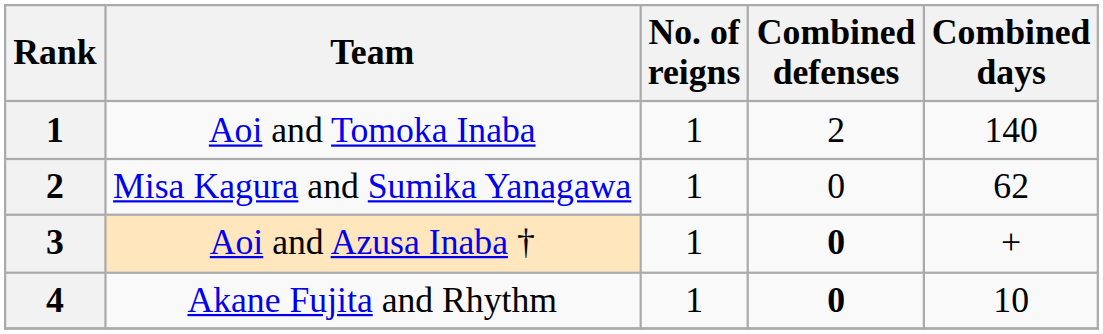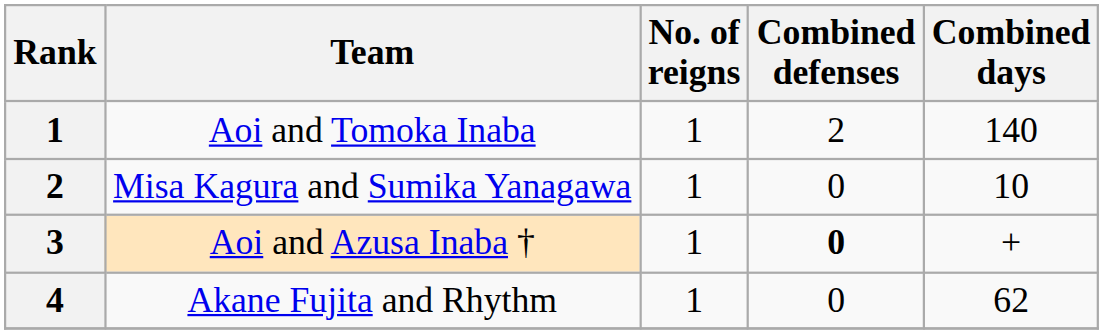(1011, 186) 62 -> (1011, 186) 10
(836, 299) bold -> (836, 299) normal
(1011, 299) 10 -> (1011, 299) 62
